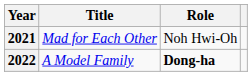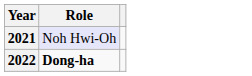- column: (100, 15)
(200, 37) no background -> (79, 37) lavender background
